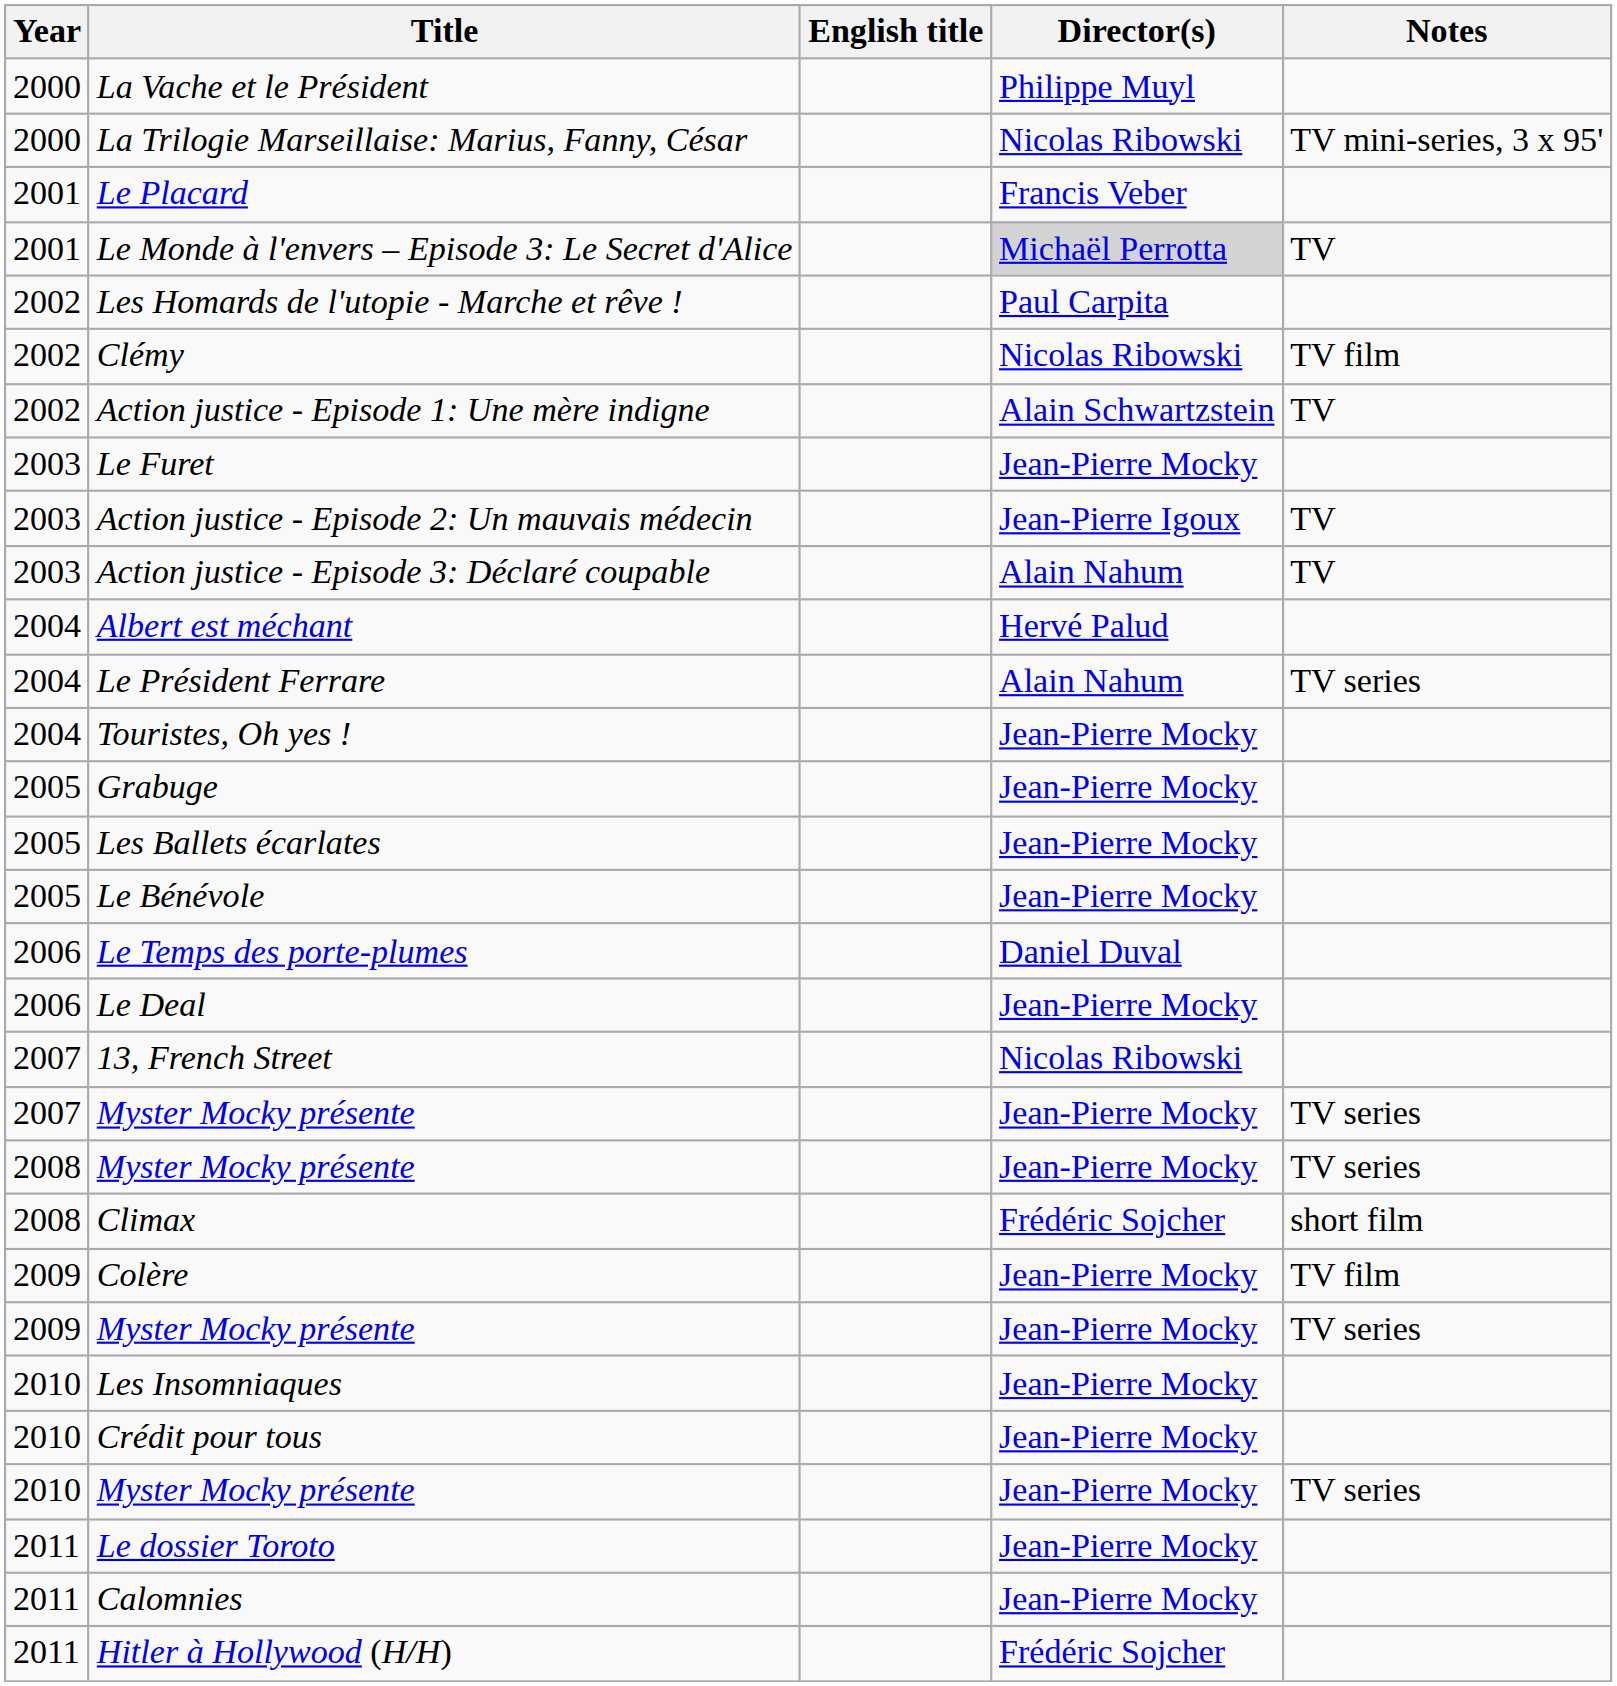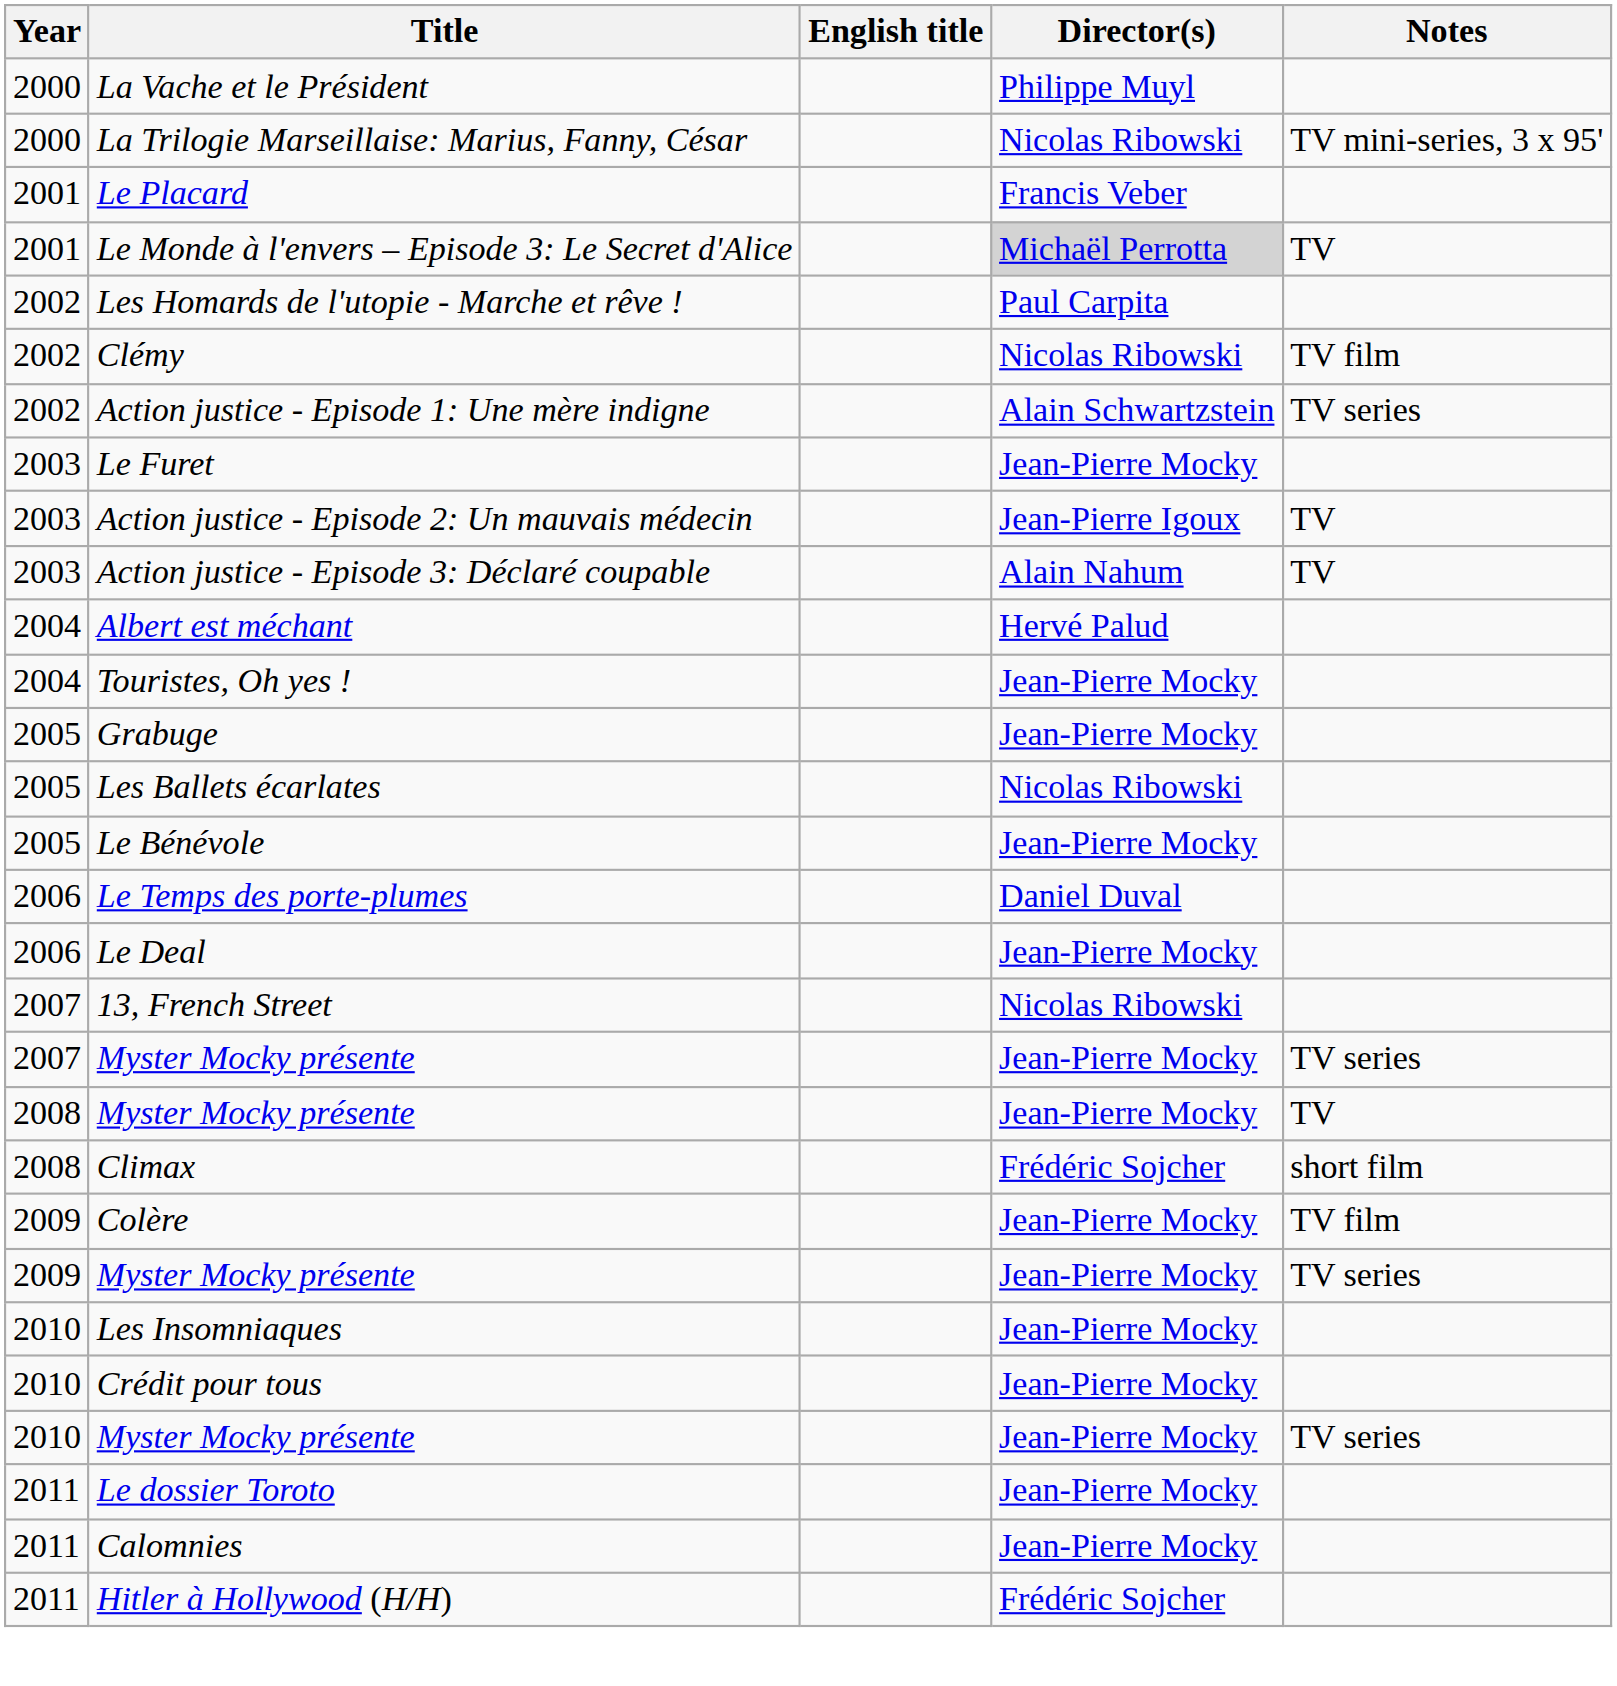(1313, 409) TV -> (1356, 409) TV series
- row: (47, 680)
(1128, 842) Jean-Pierre Mocky -> (1121, 788) Nicolas Ribowski
(1356, 1166) TV series -> (1313, 1112) TV
